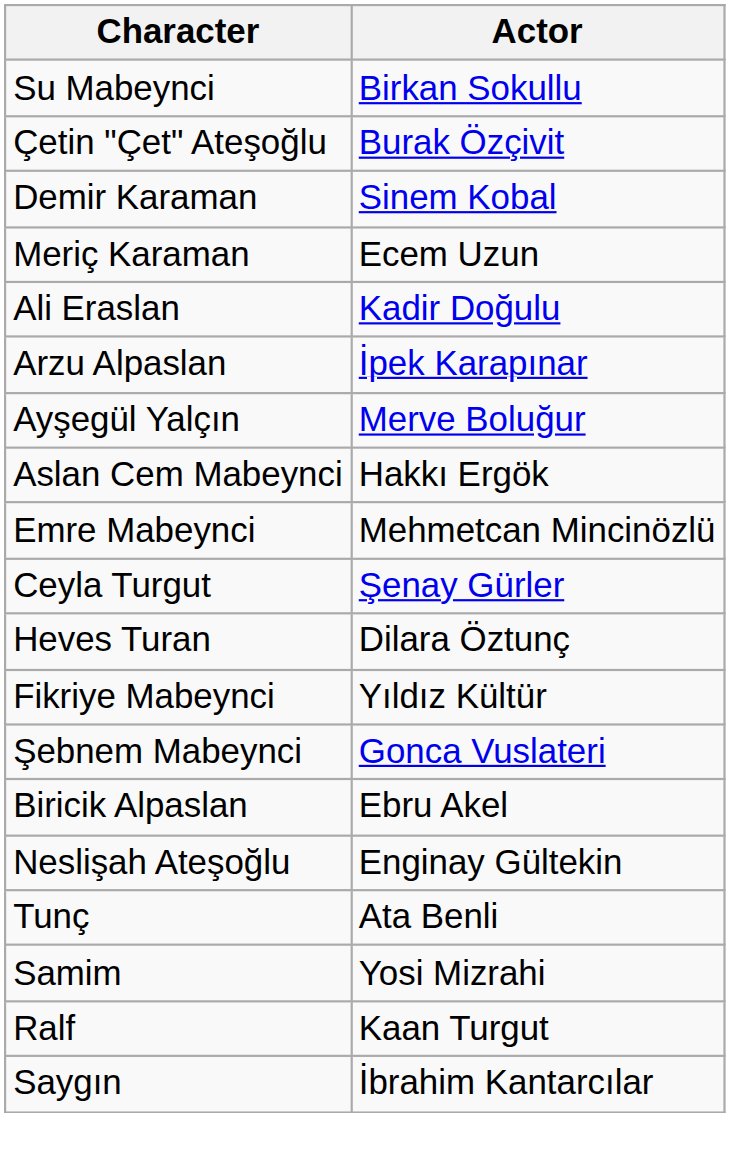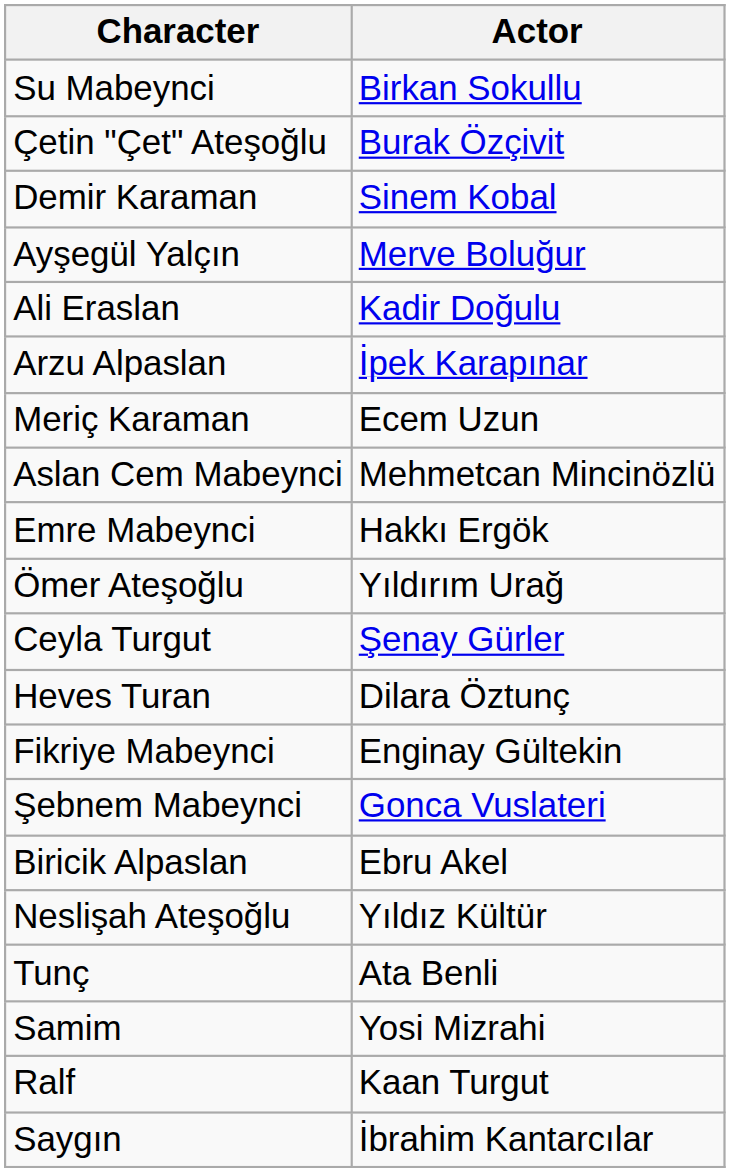rows swapped: (127, 419) <-> (131, 253)
(454, 474) Hakkı Ergök -> (537, 474) Mehmetcan Mincinözlü
(537, 530) Mehmetcan Mincinözlü -> (454, 530) Hakkı Ergök
+ row: (128, 585)
(453, 695) Yıldız Kültür -> (491, 751) Enginay Gültekin
(491, 861) Enginay Gültekin -> (453, 917) Yıldız Kültür
